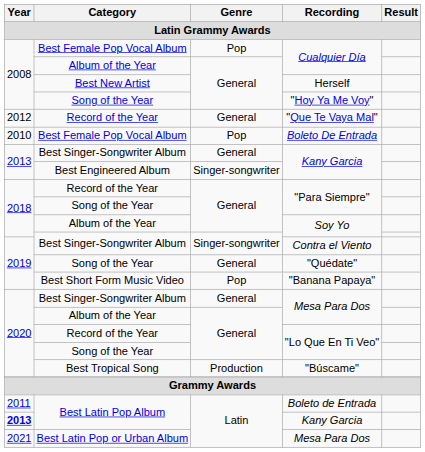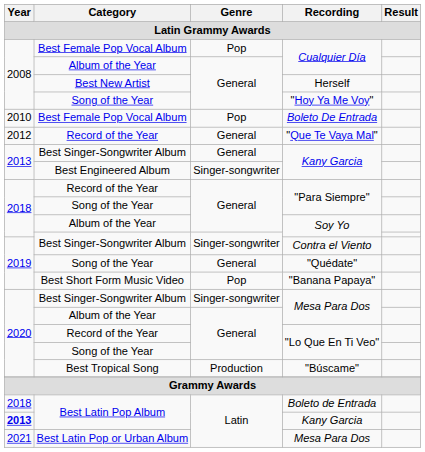rows swapped: (112, 135) <-> (112, 118)
(236, 298) General -> (236, 298) Singer-songwriter
(19, 403) 2011 -> (19, 403) 2018
